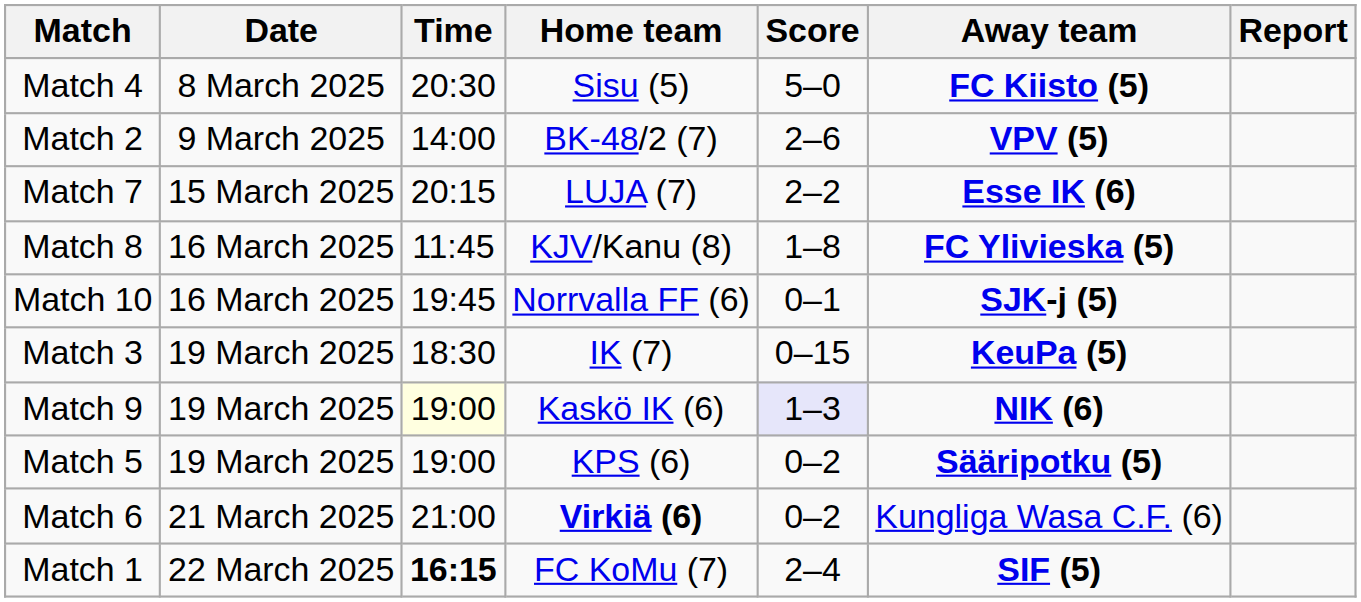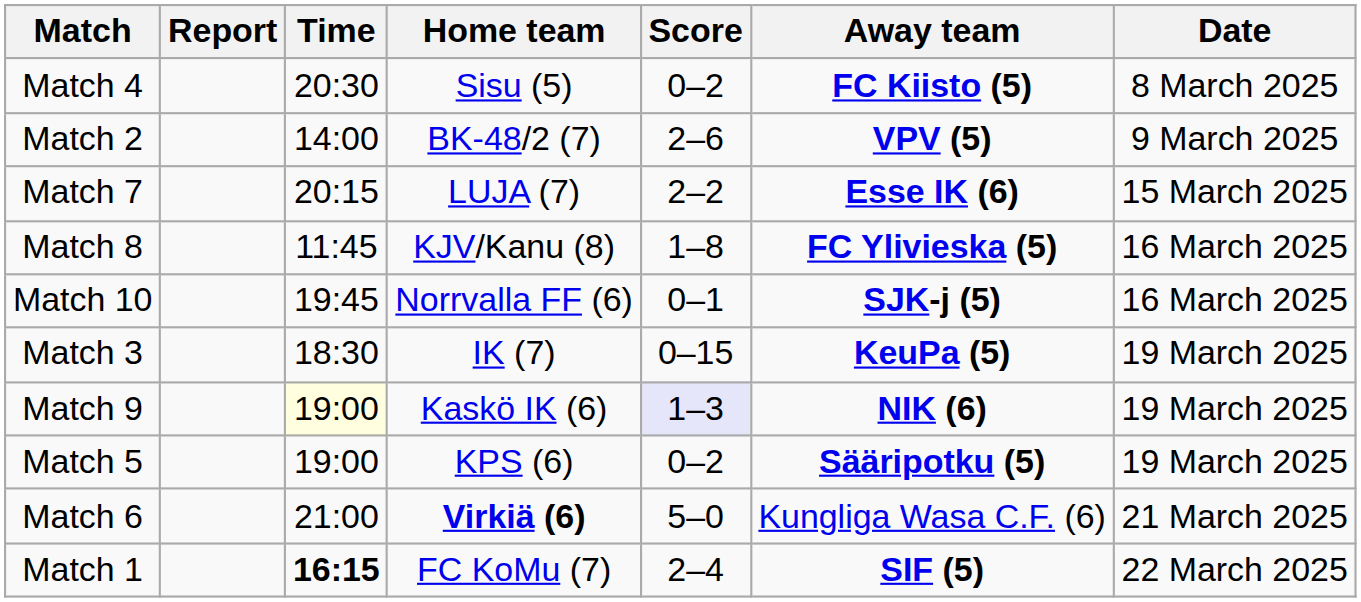columns swapped: (281, 31) <-> (1293, 31)
(813, 85) 5–0 -> (696, 85) 0–2
(813, 515) 0–2 -> (696, 515) 5–0
